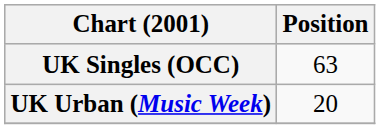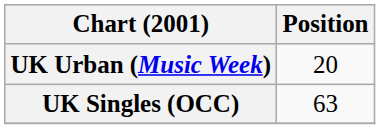rows swapped: (141, 63) <-> (141, 103)
